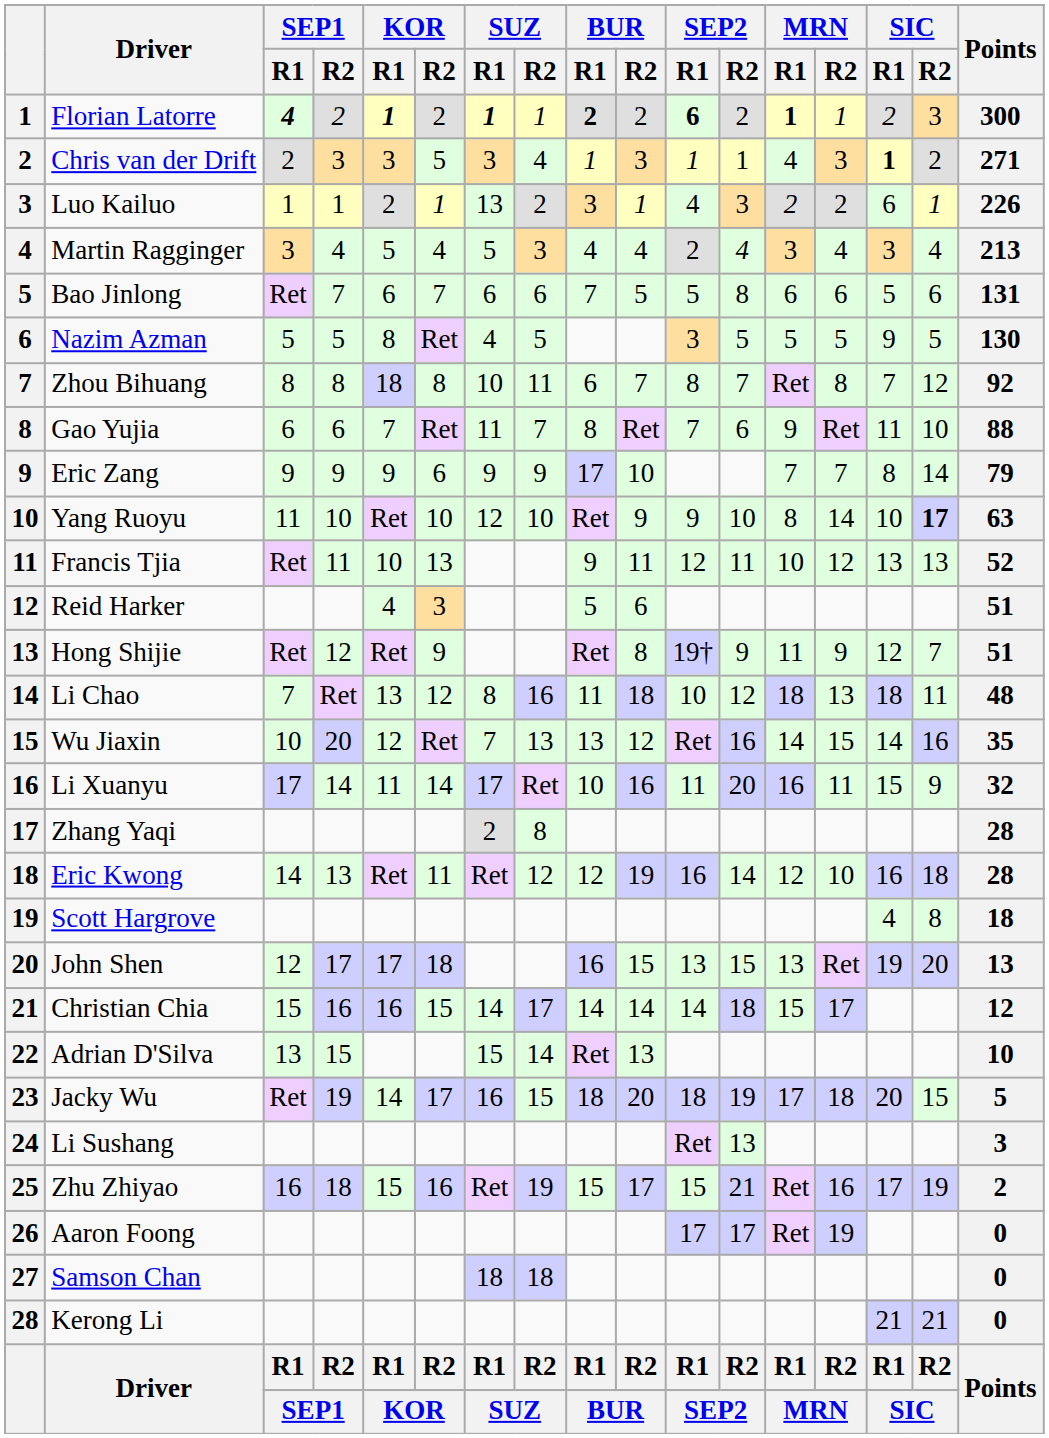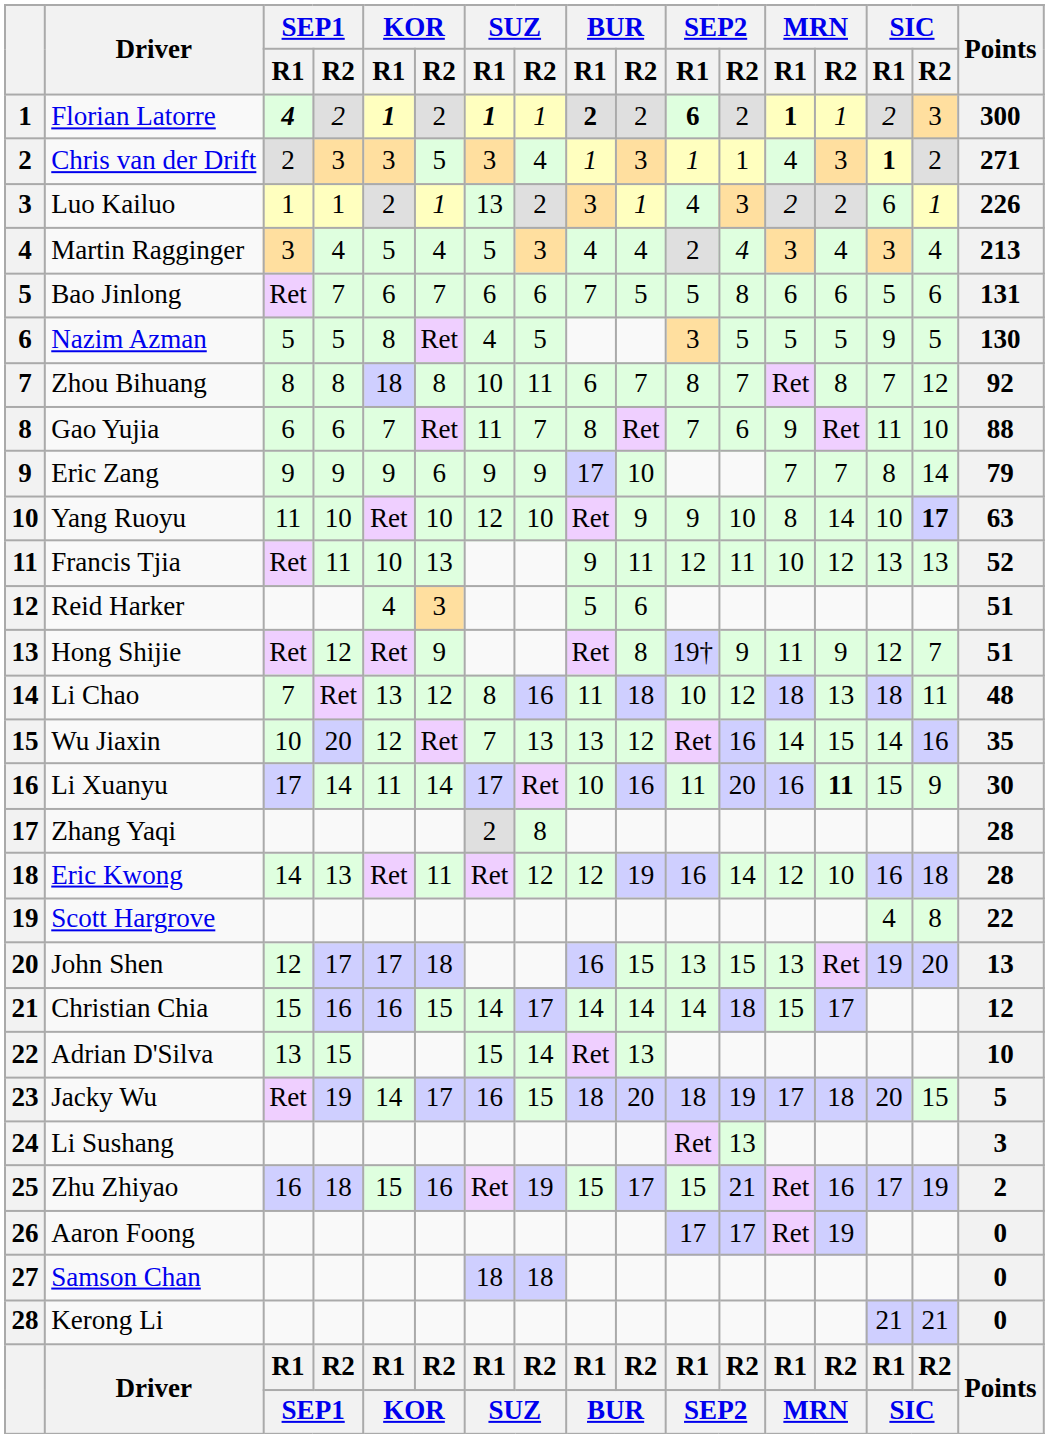(841, 785) normal -> (841, 785) bold
(1000, 785) 32 -> (1000, 785) 30
(1000, 919) 18 -> (1000, 919) 22
